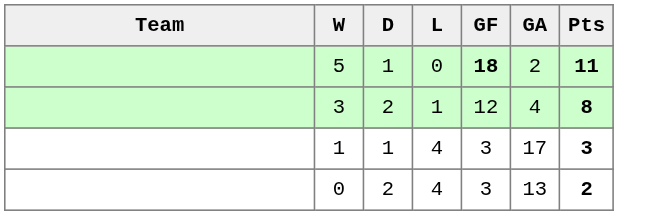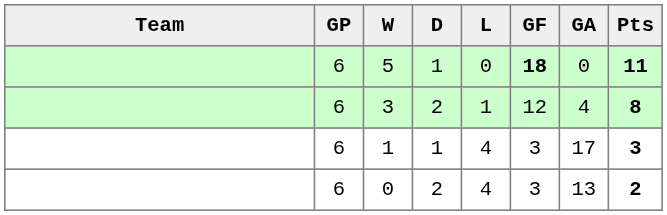+ column: (339, 25)
(535, 66) 2 -> (584, 66) 0
